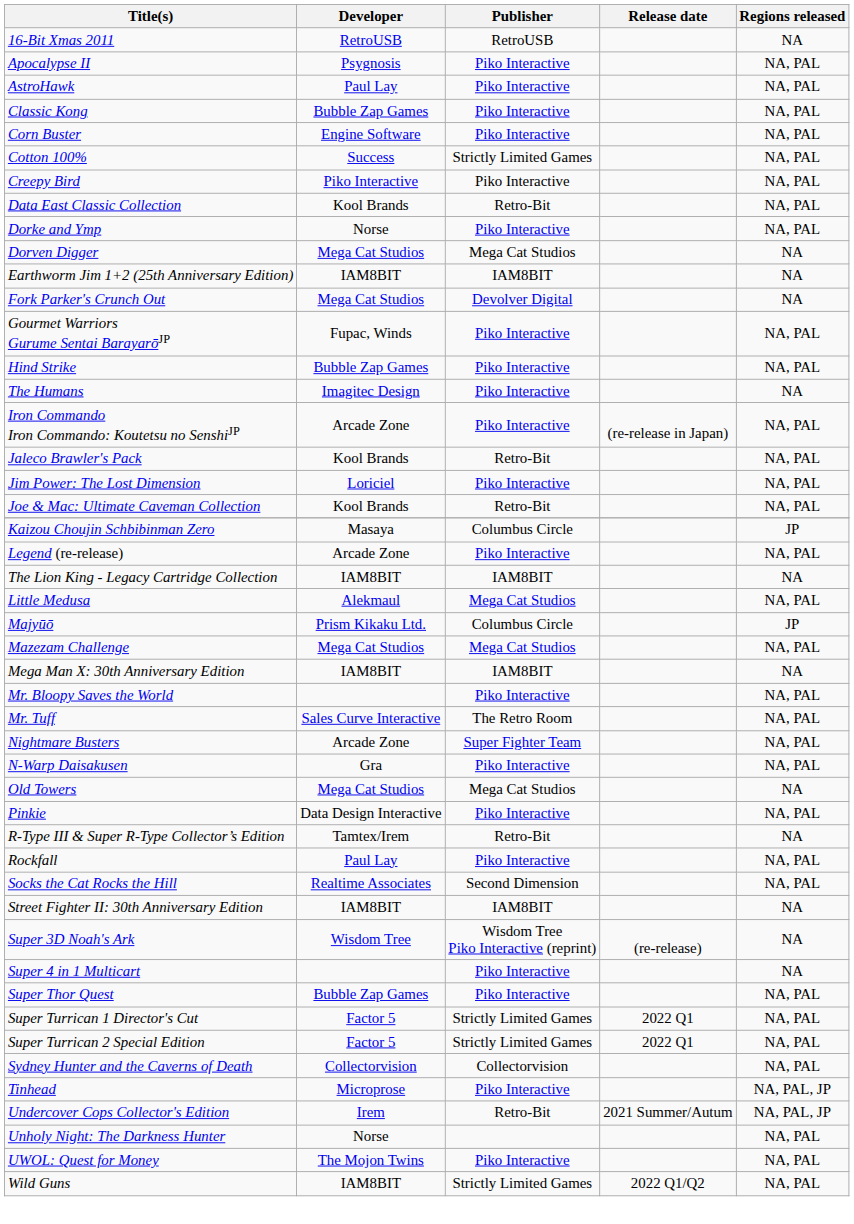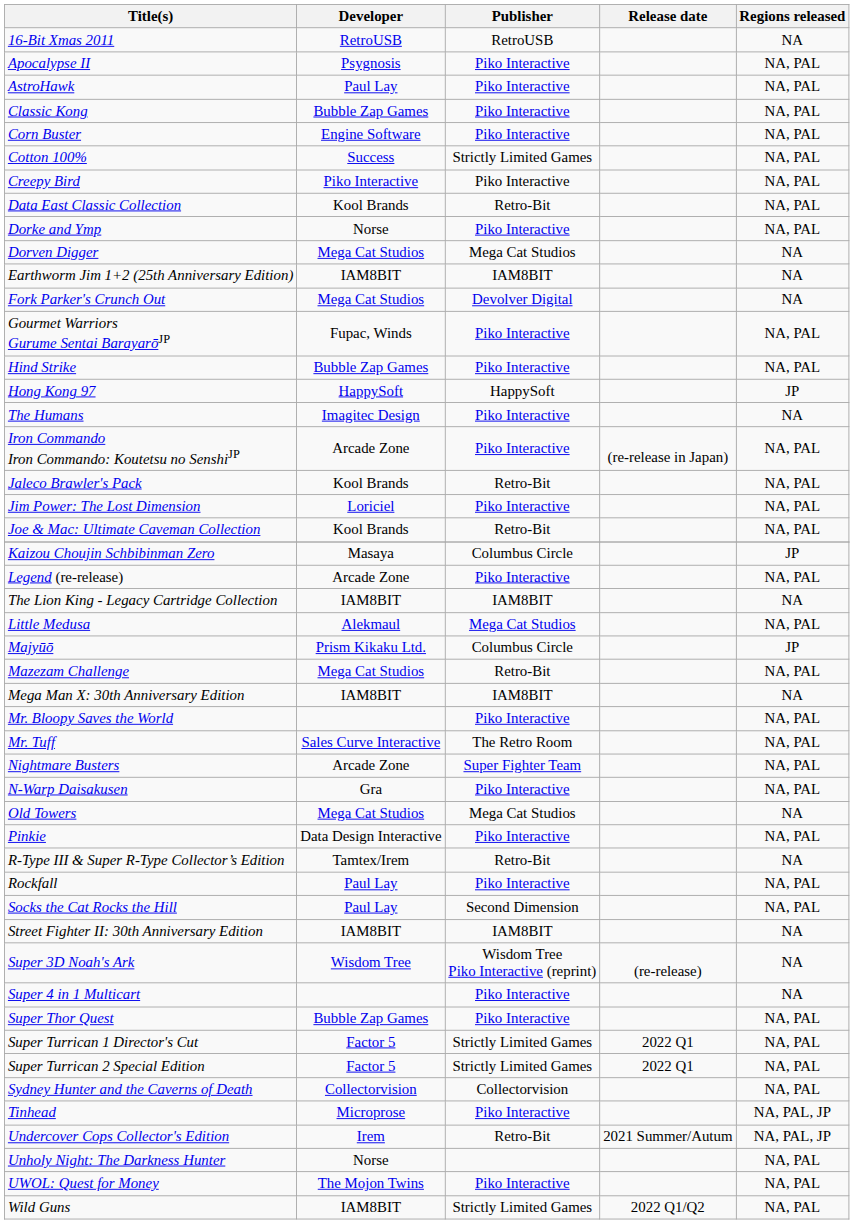+ row: (52, 391)
(522, 647) Mega Cat Studios -> (522, 671) Retro-Bit
(371, 883) Realtime Associates -> (371, 907) Paul Lay
